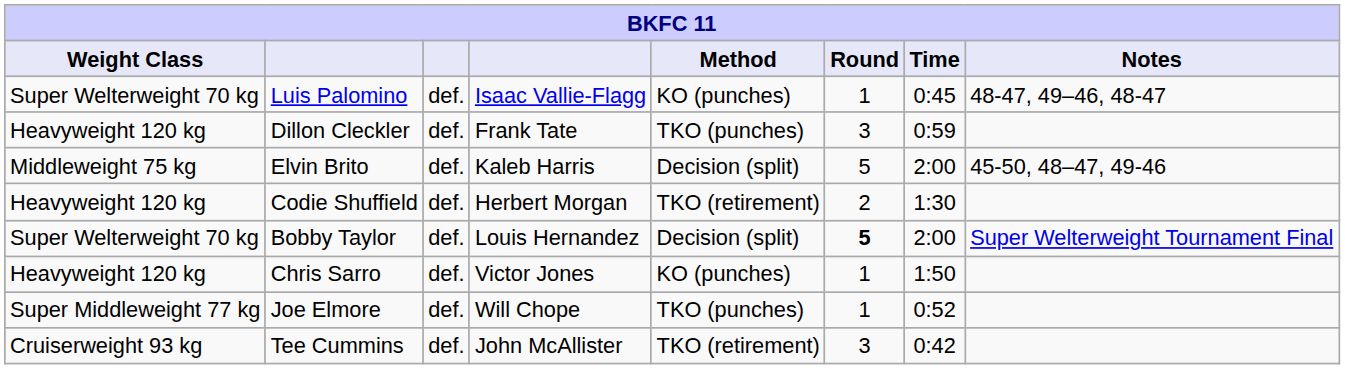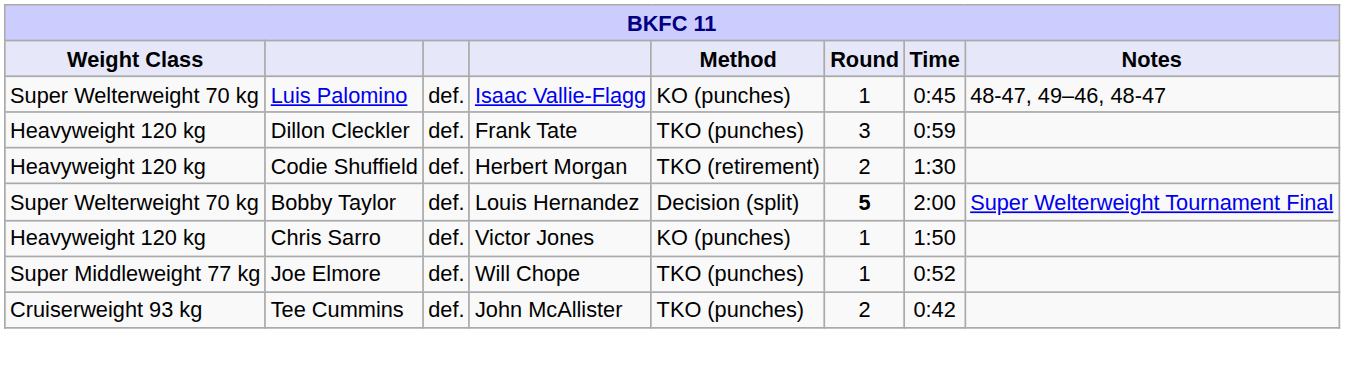- row: (320, 166)
(738, 345) TKO (retirement) -> (730, 309) TKO (punches)
(865, 345) 3 -> (865, 309) 2
